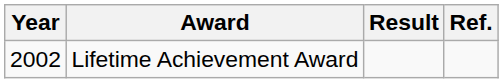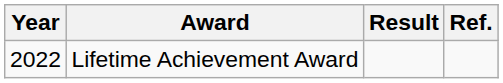(35, 58) 2002 -> (35, 58) 2022
